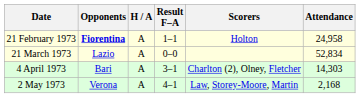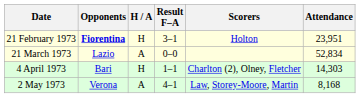(141, 38) A -> (141, 38) H
(170, 38) 1–1 -> (170, 38) 3–1
(329, 38) 24,958 -> (329, 38) 23,951
(141, 69) A -> (141, 69) H
(170, 69) 3–1 -> (170, 69) 1–1
(329, 85) 2,168 -> (329, 85) 8,168
